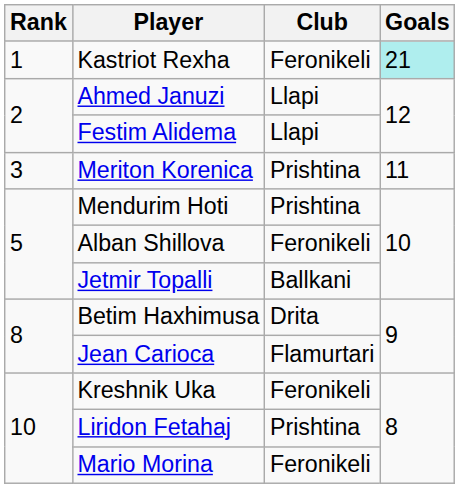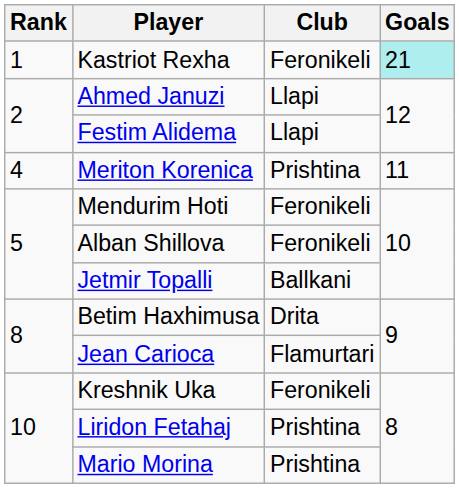(17, 170) 3 -> (17, 170) 4
(315, 206) Prishtina -> (320, 206) Feronikeli
(320, 464) Feronikeli -> (315, 464) Prishtina
